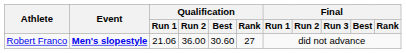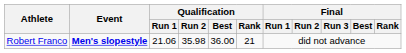(194, 41) 36.00 -> (194, 41) 35.98
(222, 41) 30.60 -> (222, 41) 36.00
(250, 41) 27 -> (250, 41) 21
